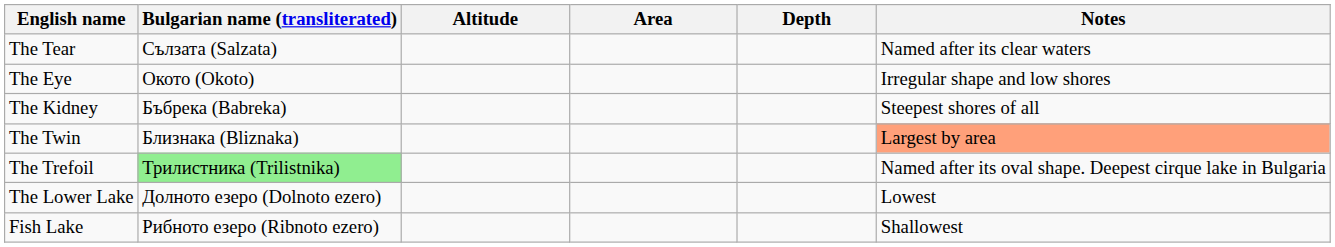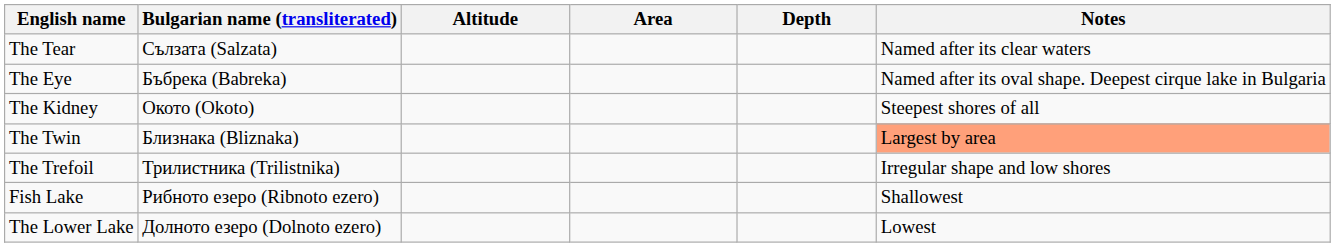(198, 78) Окото (Okoto) -> (214, 78) Бъбрека (Babreka)
(996, 78) Irregular shape and low shores -> (1103, 78) Named after its oval shape. Deepest cirque lake in Bulgaria
(214, 108) Бъбрека (Babreka) -> (198, 108) Окото (Okoto)
(241, 167) lightgreen background -> (241, 167) no background
(1103, 167) Named after its oval shape. Deepest cirque lake in Bulgaria -> (996, 167) Irregular shape and low shores
rows swapped: (46, 227) <-> (71, 197)
